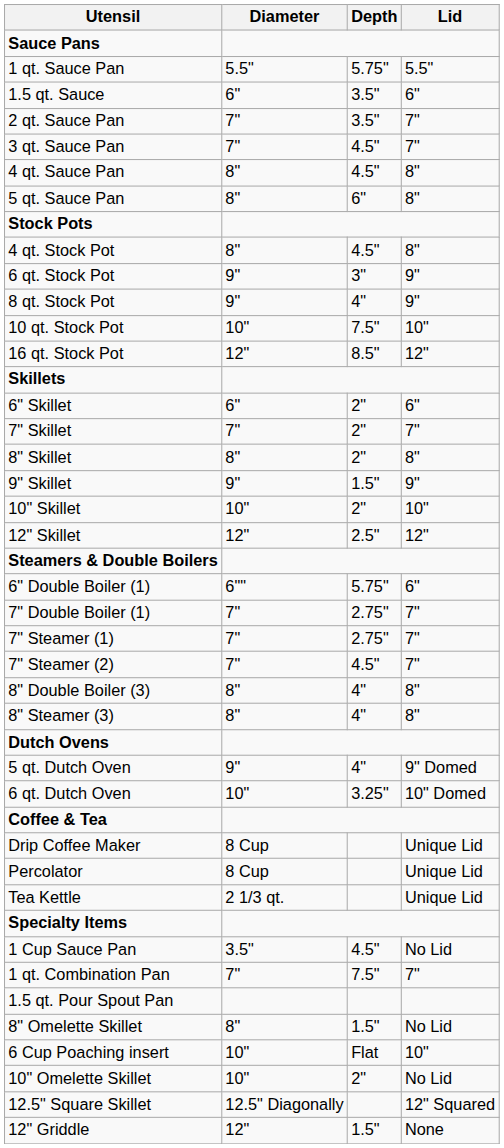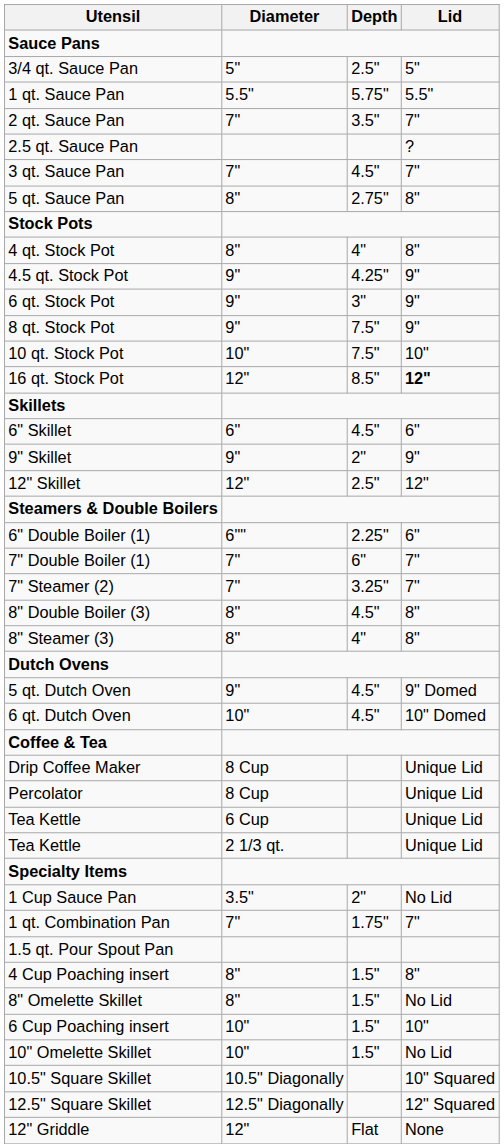+ row: (73, 69)
- row: (56, 95)
+ row: (73, 146)
- row: (66, 172)
(359, 198) 6" -> (370, 198) 2.75"
(365, 250) 4.5" -> (359, 250) 4"
+ row: (68, 276)
(359, 302) 4" -> (365, 328) 7.5"
(417, 353) normal -> (418, 379) bold
(359, 405) 2" -> (365, 431) 4.5"
- row: (40, 431)
- row: (40, 457)
(365, 483) 1.5" -> (359, 457) 2"
- row: (44, 509)
(370, 586) 5.75" -> (370, 535) 2.25"
(370, 612) 2.75" -> (359, 560) 6"
- row: (61, 638)
(365, 664) 4.5" -> (370, 586) 3.25"
(359, 690) 4" -> (365, 612) 4.5"
(359, 768) 4" -> (365, 690) 4.5"
(370, 793) 3.25" -> (365, 716) 4.5"
+ row: (45, 819)
(365, 949) 4.5" -> (359, 897) 2"
(365, 975) 7.5" -> (370, 923) 1.75"
+ row: (89, 975)
(365, 1052) Flat -> (365, 1026) 1.5"
(359, 1078) 2" -> (365, 1052) 1.5"
+ row: (80, 1078)
(365, 1130) 1.5" -> (365, 1130) Flat
